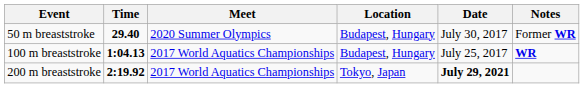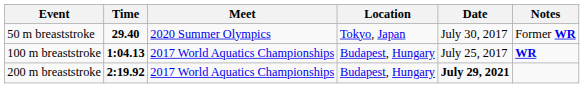(387, 33) Budapest, Hungary -> (373, 33) Tokyo, Japan
(373, 72) Tokyo, Japan -> (387, 72) Budapest, Hungary
